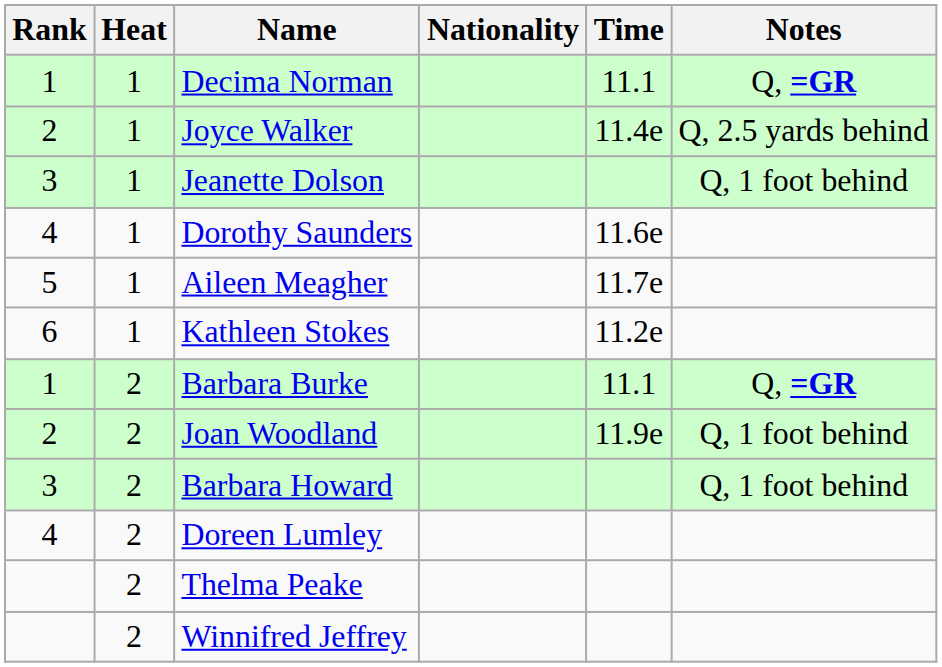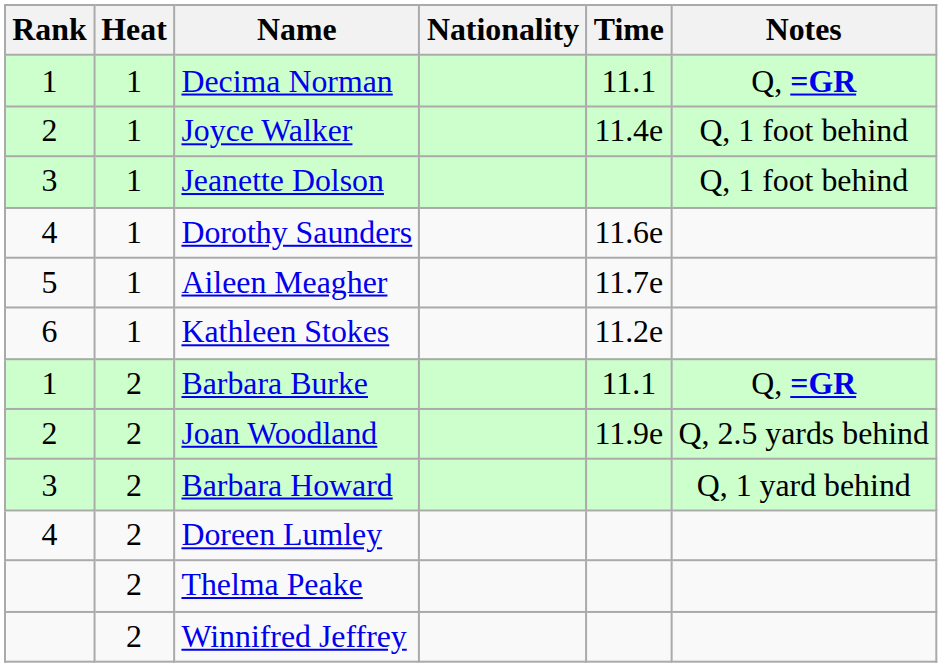(804, 130) Q, 2.5 yards behind -> (804, 130) Q, 1 foot behind
(804, 433) Q, 1 foot behind -> (804, 433) Q, 2.5 yards behind
(804, 484) Q, 1 foot behind -> (804, 484) Q, 1 yard behind
